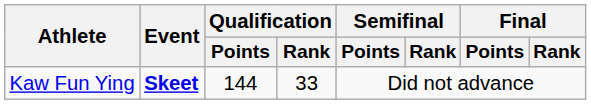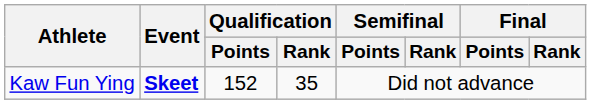(240, 83) 144 -> (240, 83) 152
(307, 83) 33 -> (307, 83) 35
